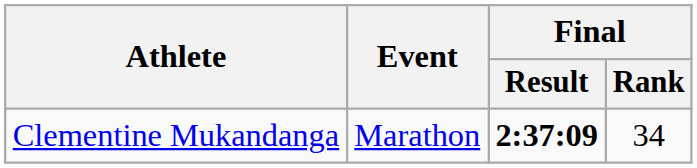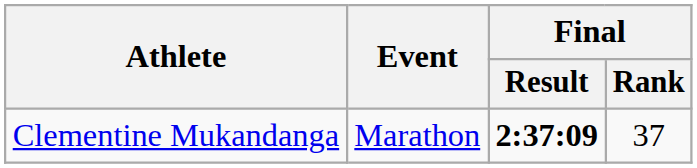(649, 135) 34 -> (649, 135) 37
